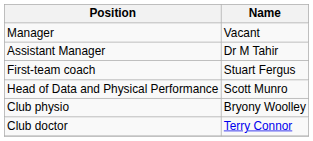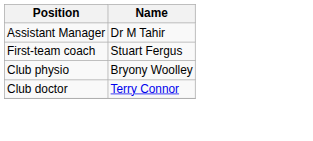- row: (30, 32)
- row: (113, 88)
